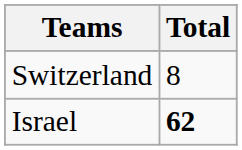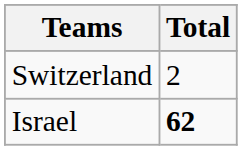(173, 74) 8 -> (173, 74) 2
